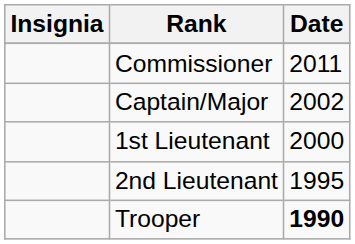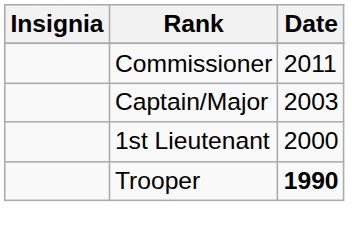(317, 102) 2002 -> (311, 102) 2003
- row: (196, 180)
